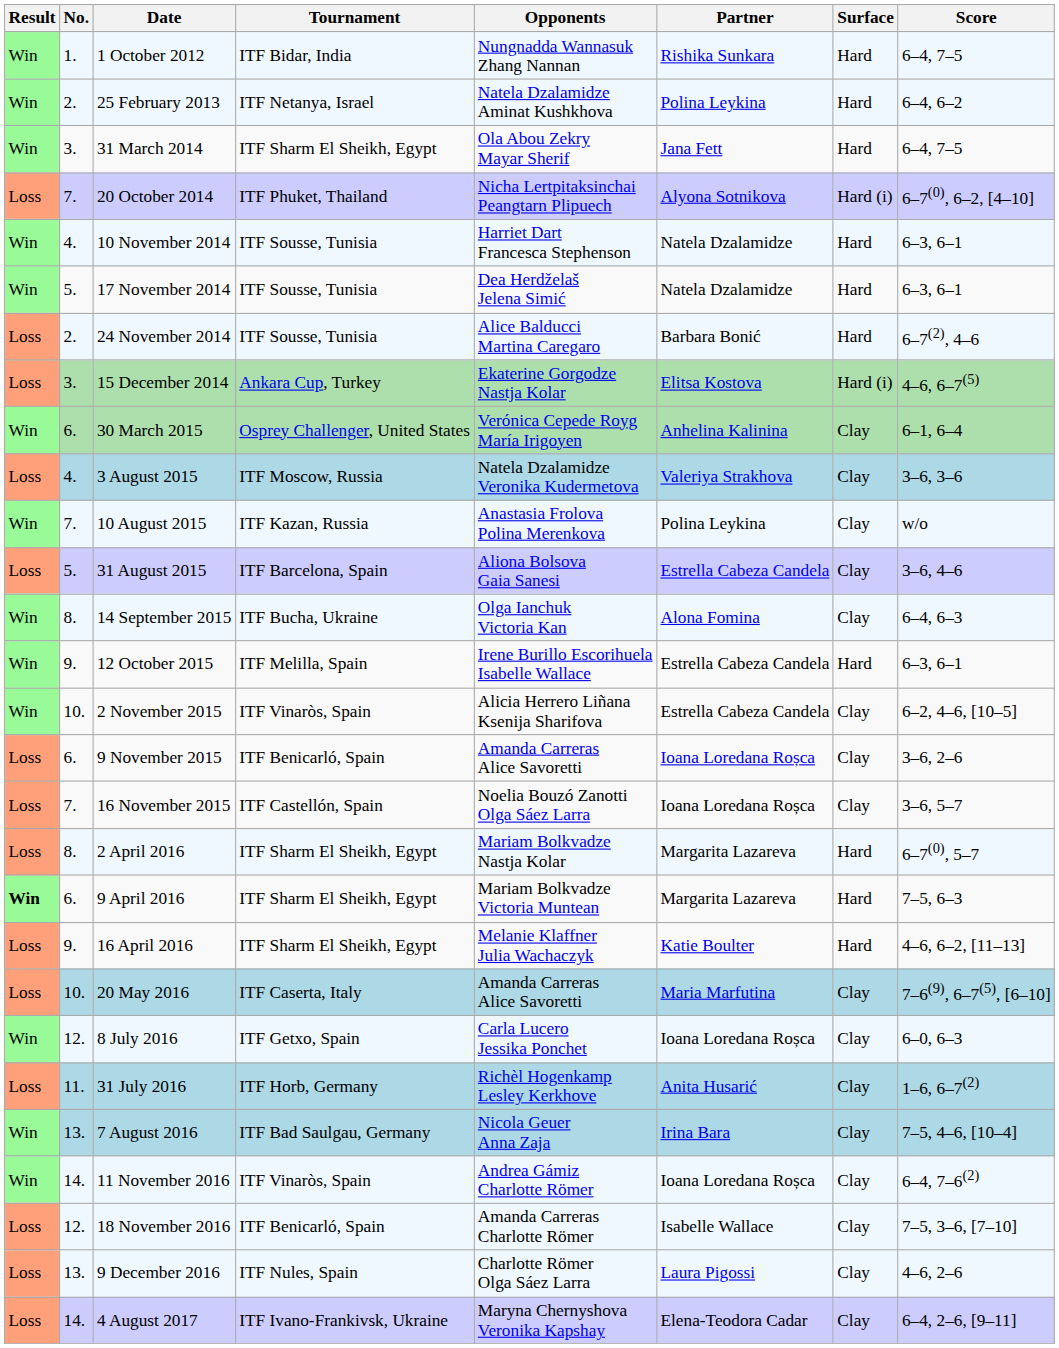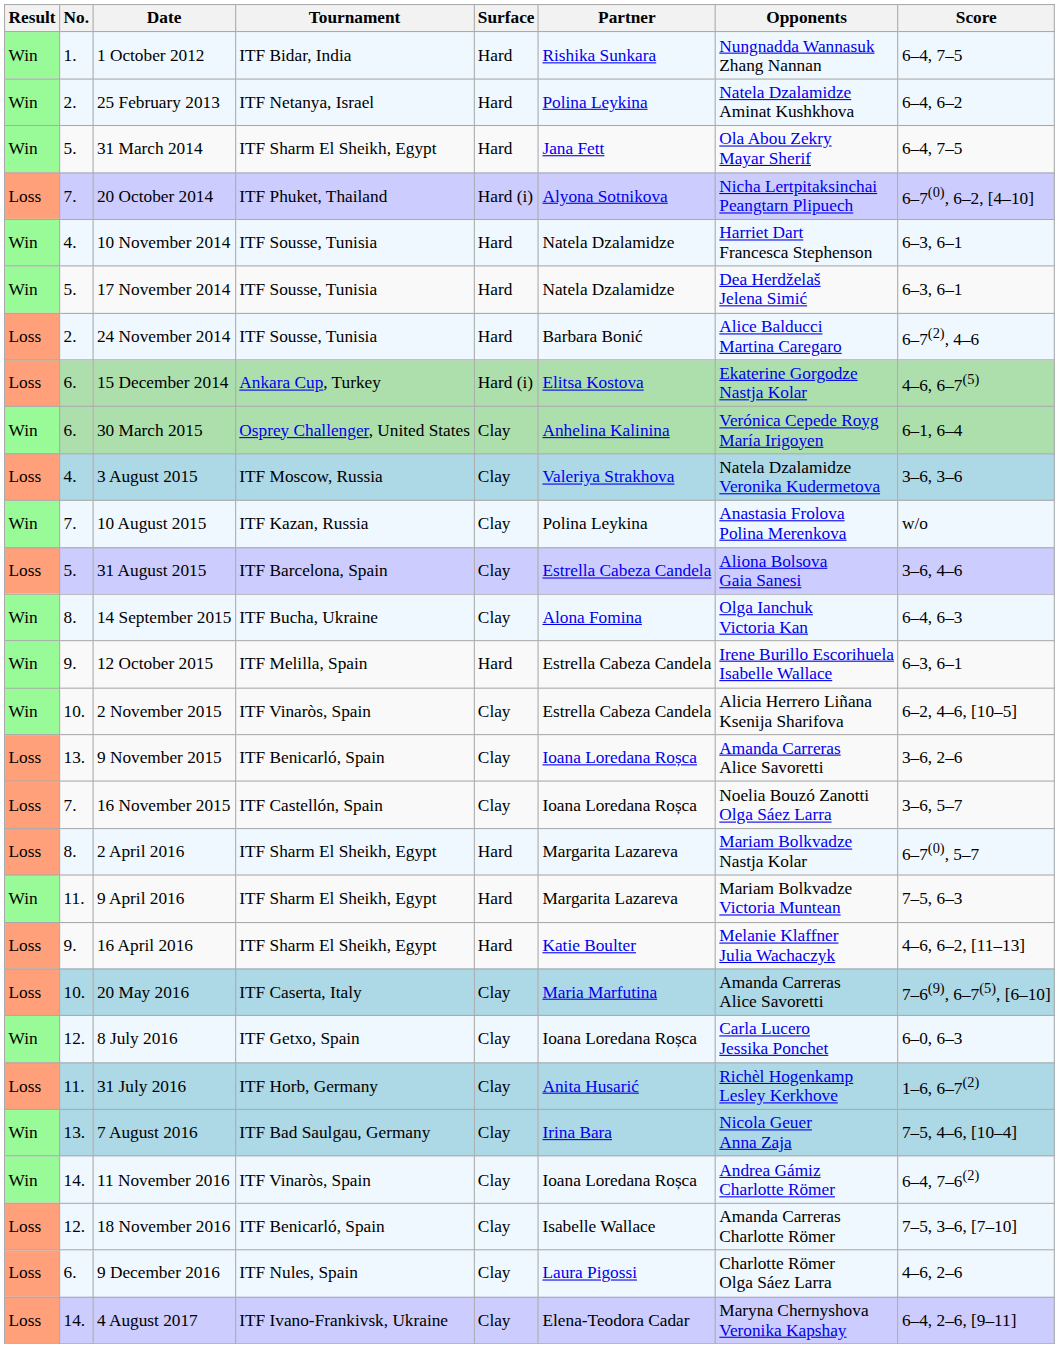columns swapped: (866, 18) <-> (565, 18)
(70, 149) 3. -> (70, 149) 5.
(70, 383) 3. -> (70, 383) 6.
(70, 758) 6. -> (74, 758) 13.
(24, 898) bold -> (23, 898) normal
(70, 898) 6. -> (74, 898) 11.
(74, 1273) 13. -> (70, 1273) 6.
